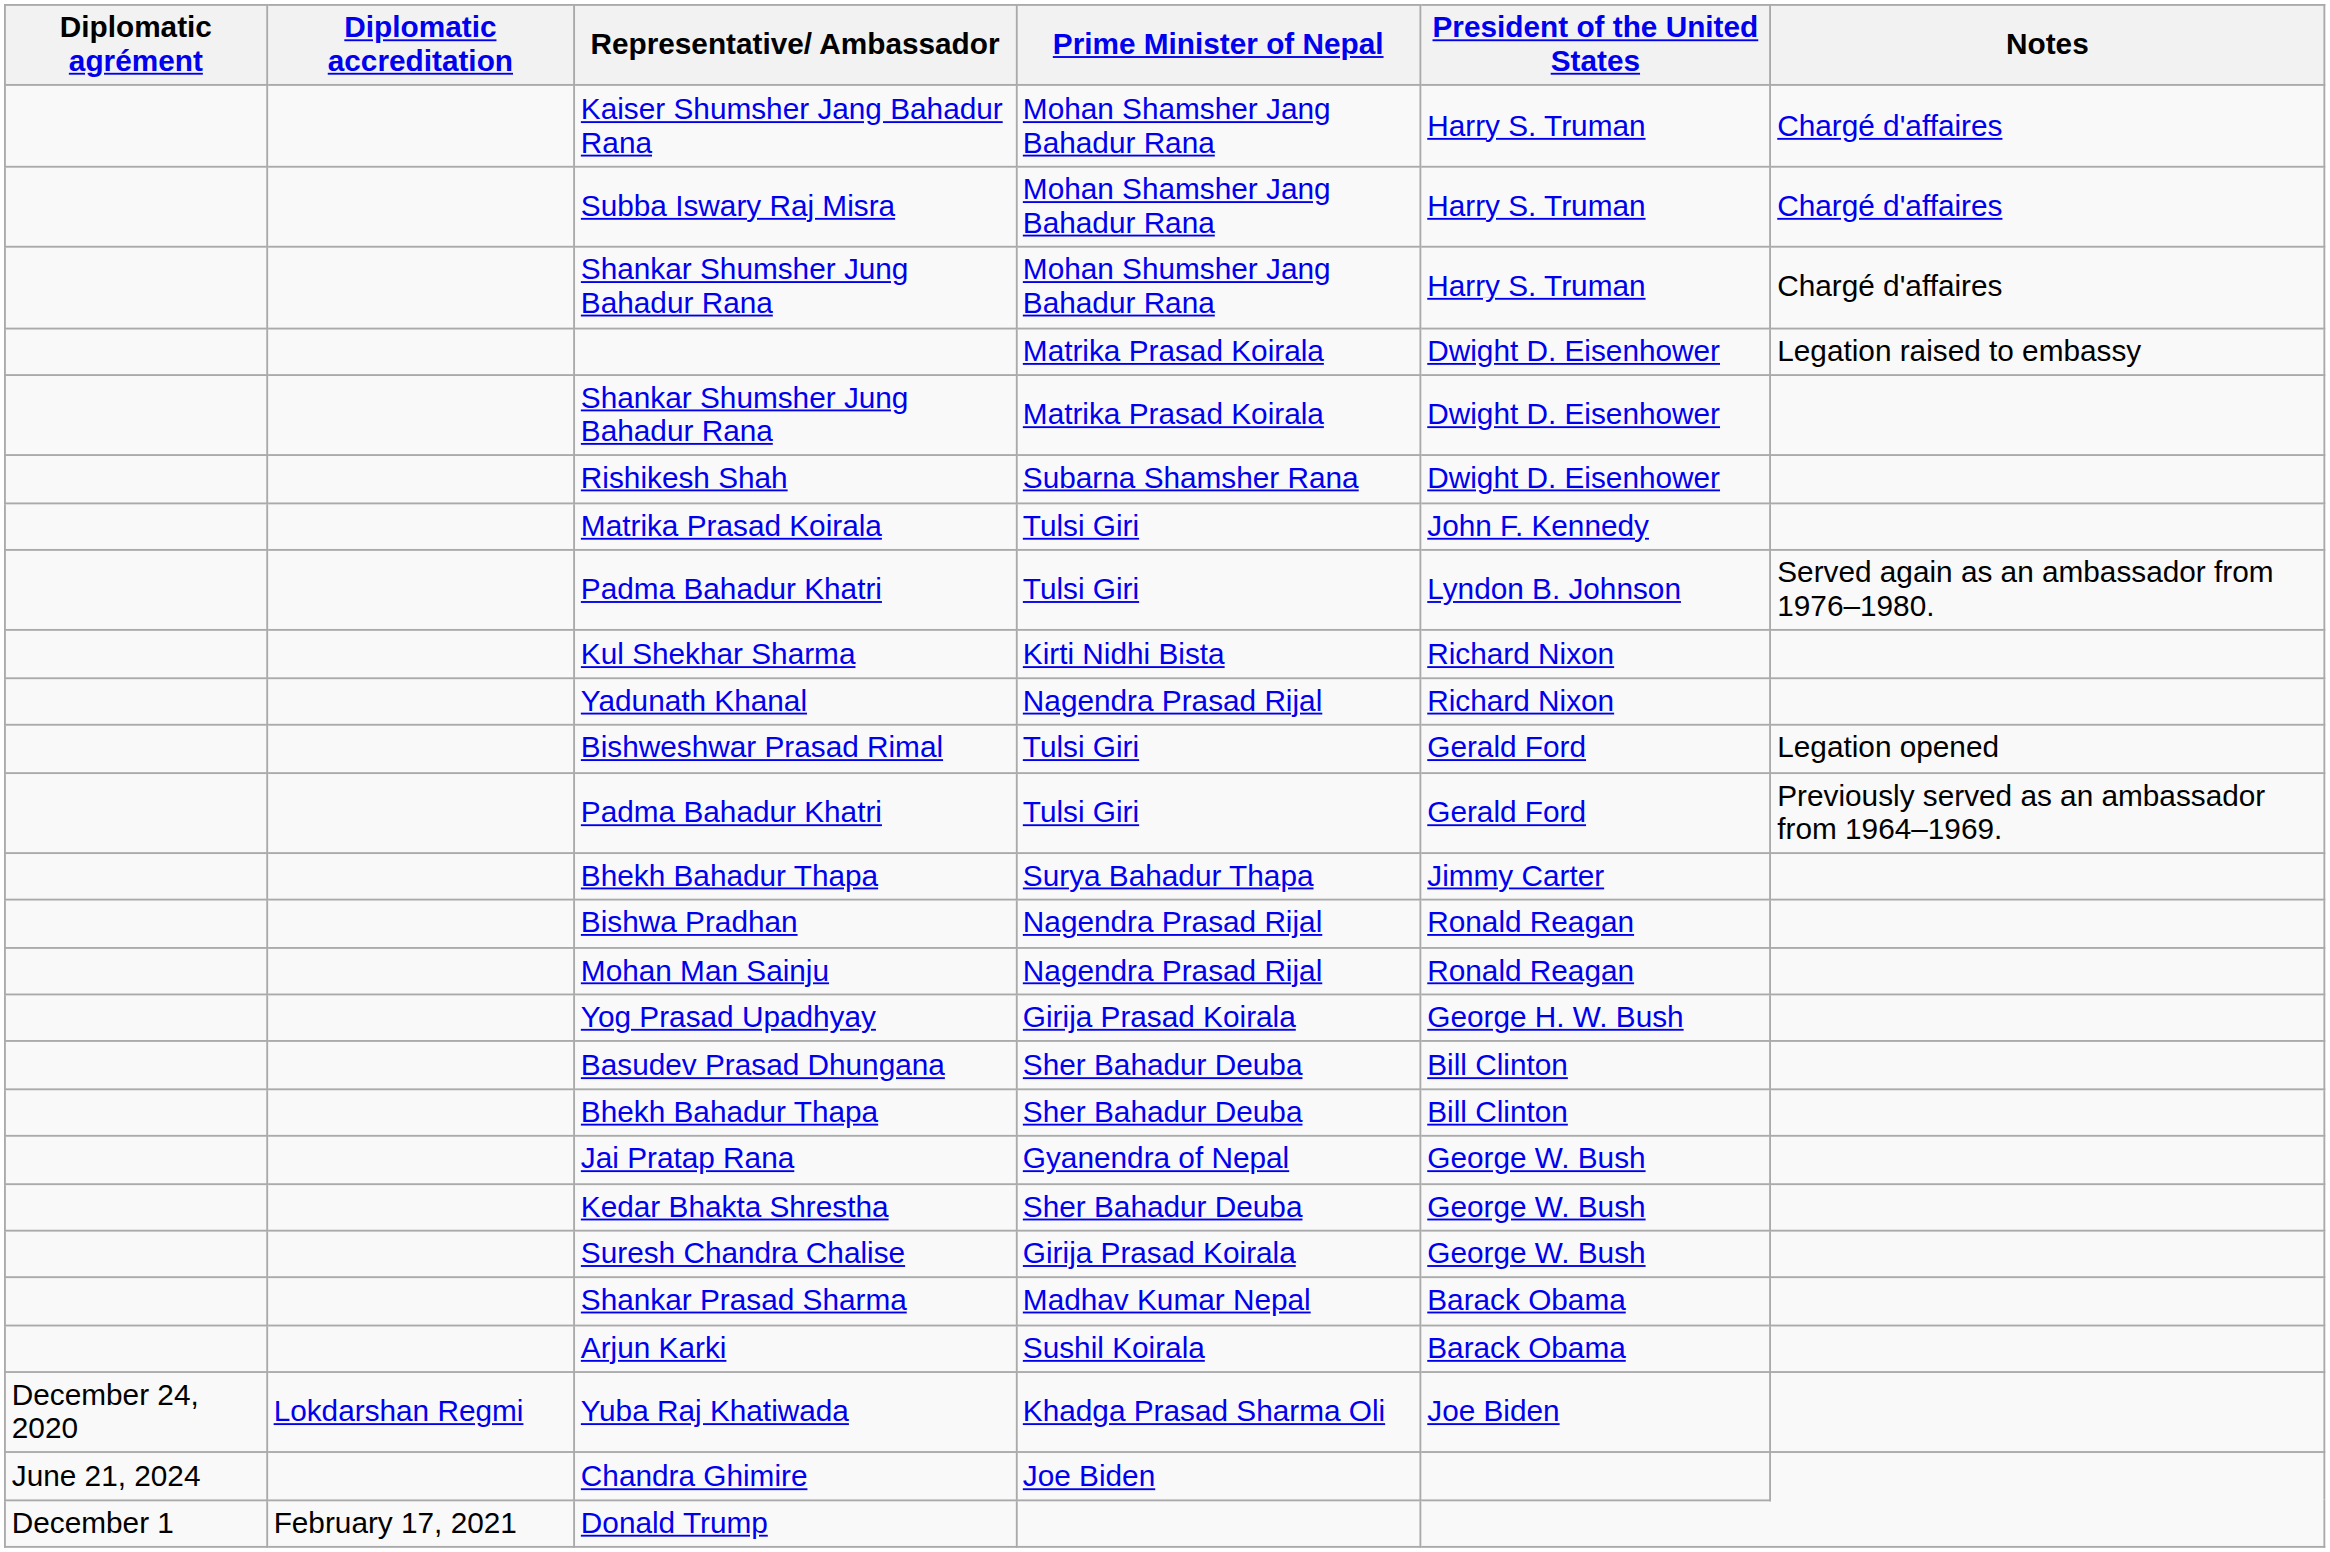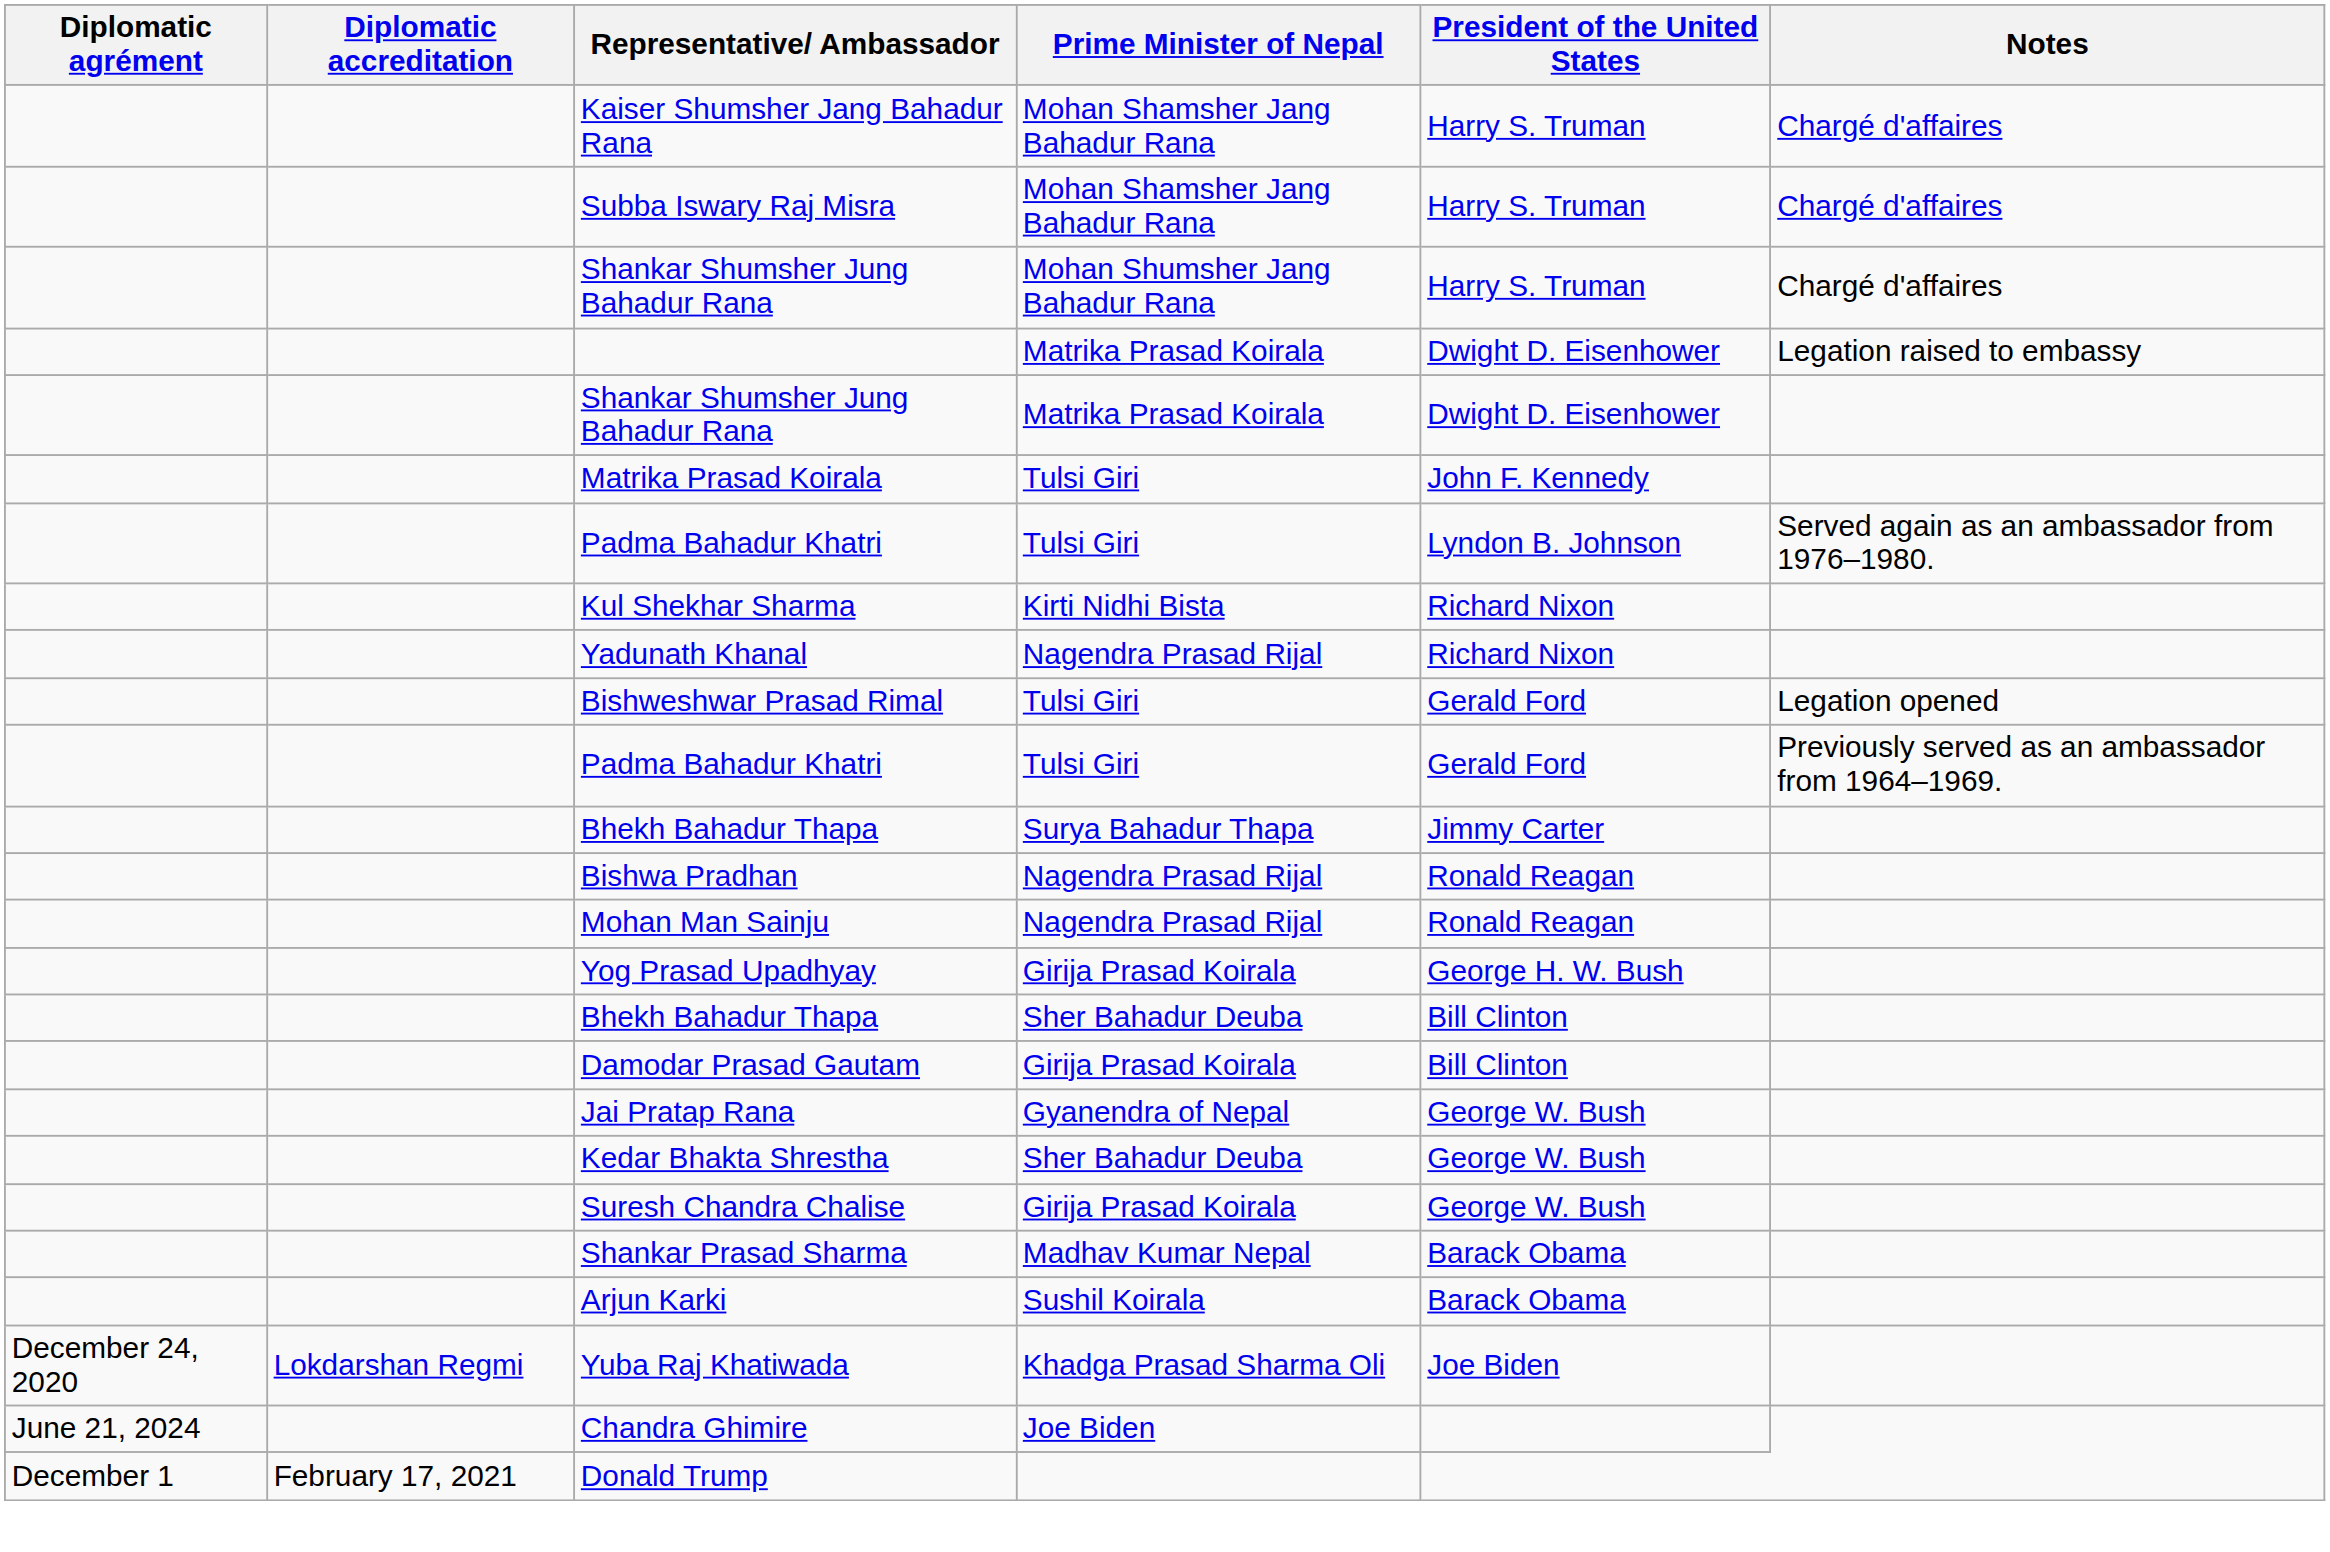- row: (684, 478)
- row: (763, 1064)
+ row: (750, 1064)
